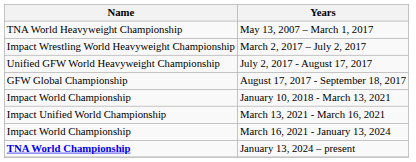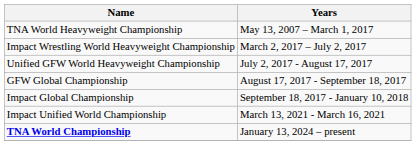+ row: (324, 98)
- row: (315, 98)
- row: (315, 132)
